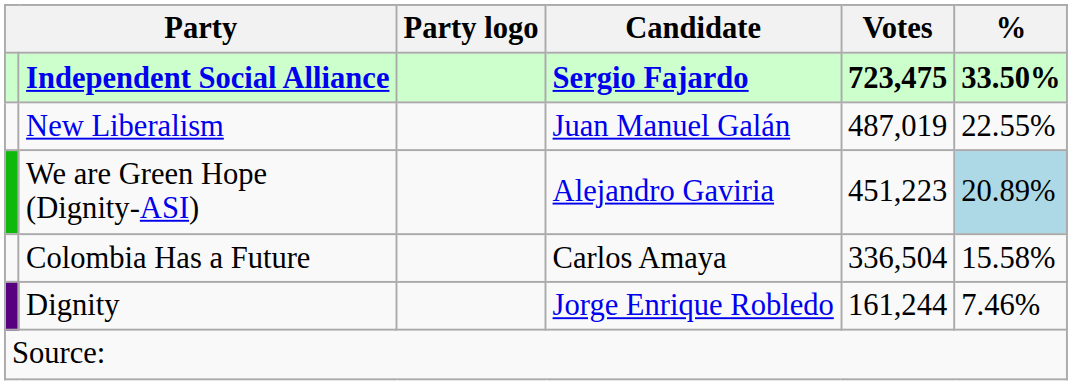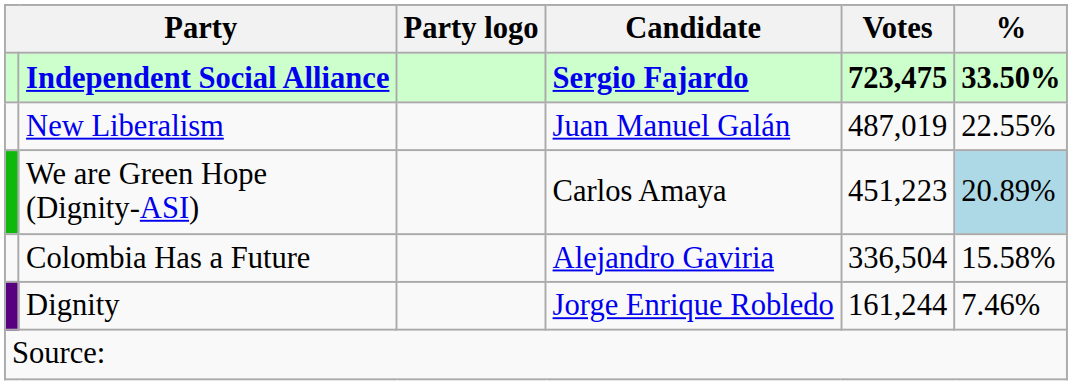(663, 191) Alejandro Gaviria -> (640, 191) Carlos Amaya
(640, 256) Carlos Amaya -> (663, 256) Alejandro Gaviria
